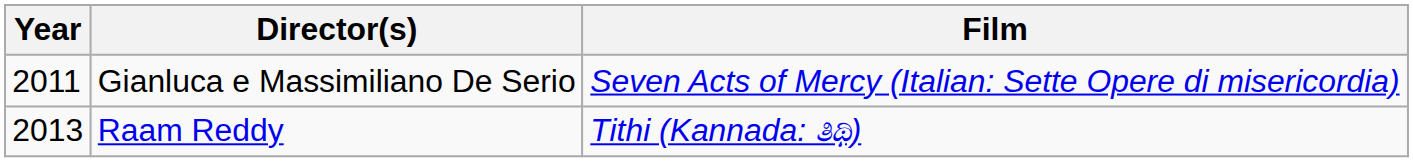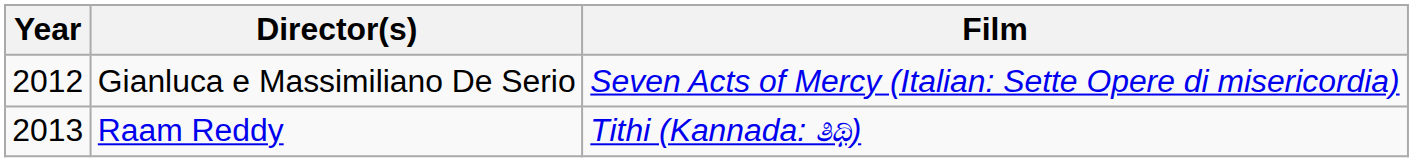(47, 80) 2011 -> (48, 80) 2012
